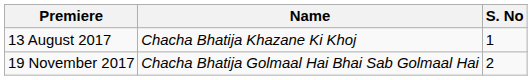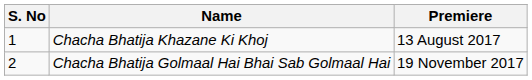columns swapped: (505, 16) <-> (71, 16)
